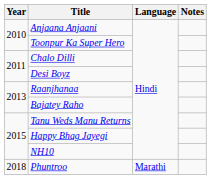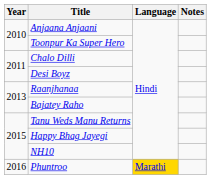(16, 167) 2018 -> (16, 167) 2016
(150, 167) no background -> (150, 167) gold background
